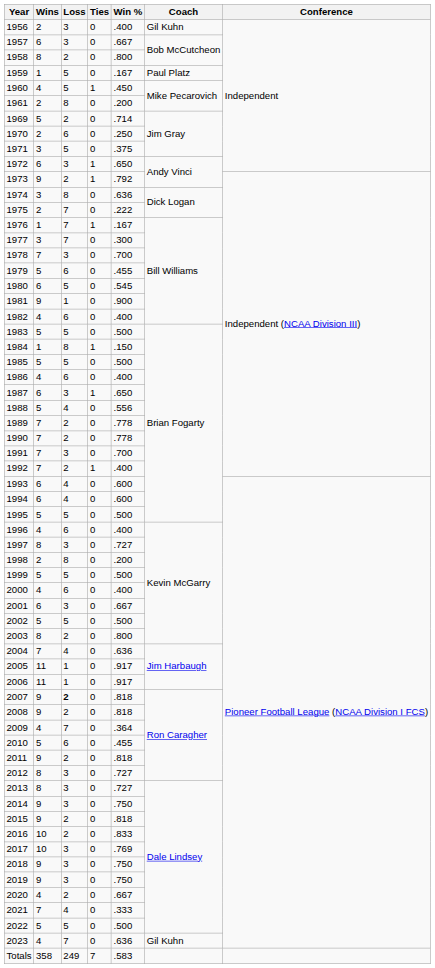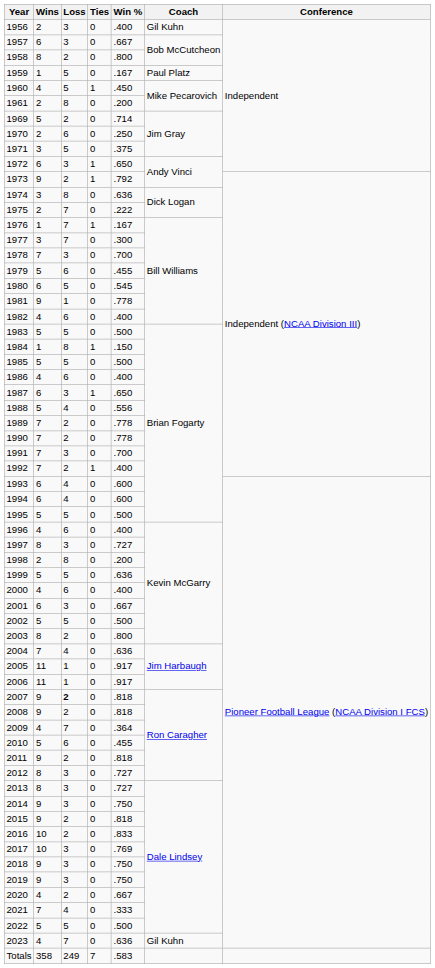(123, 301) .900 -> (123, 301) .778
(123, 575) .500 -> (123, 575) .636
